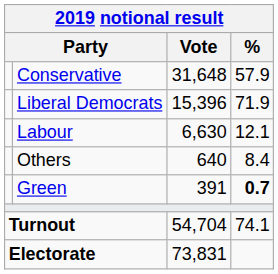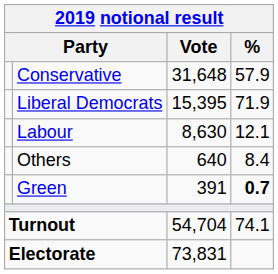(199, 103) 15,396 -> (199, 103) 15,395
(204, 132) 6,630 -> (204, 132) 8,630
